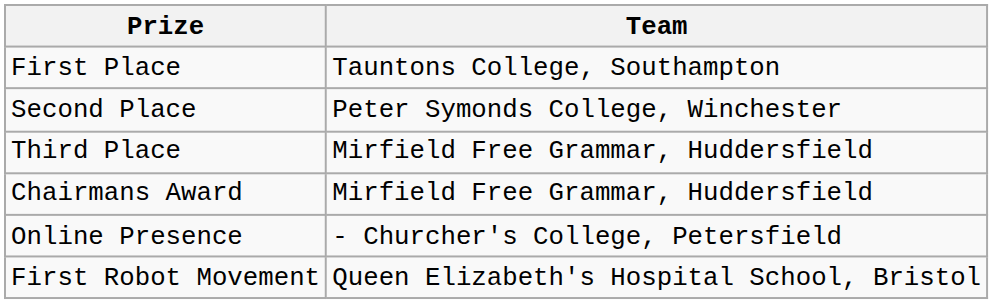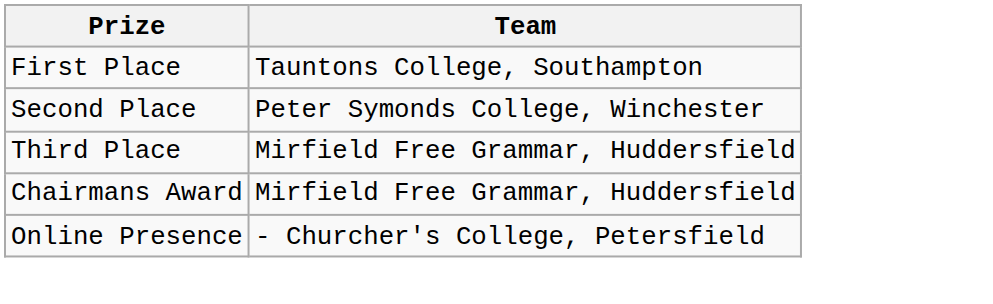- row: (166, 278)
